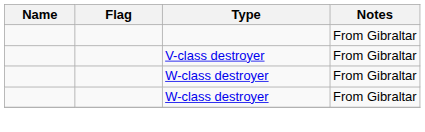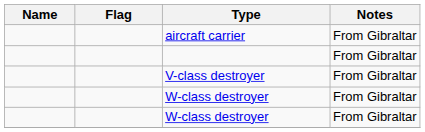+ row: (40, 35)
